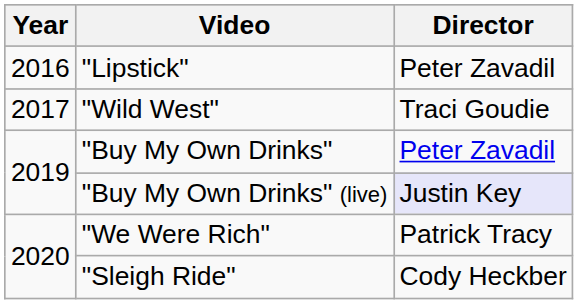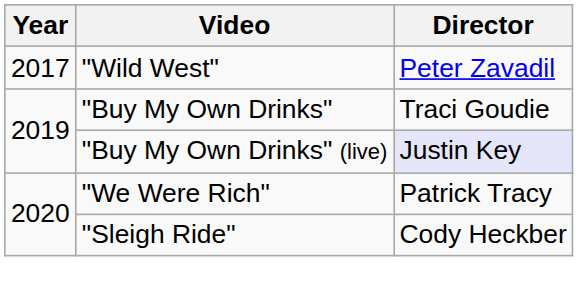- row: (135, 67)
(475, 109) Traci Goudie -> (477, 67) Peter Zavadil
(477, 151) Peter Zavadil -> (475, 109) Traci Goudie
